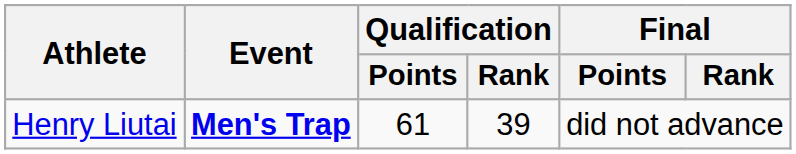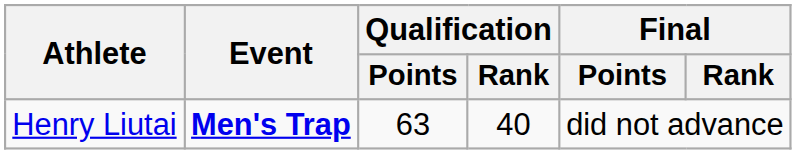(413, 124) 61 -> (413, 124) 63
(513, 124) 39 -> (513, 124) 40
